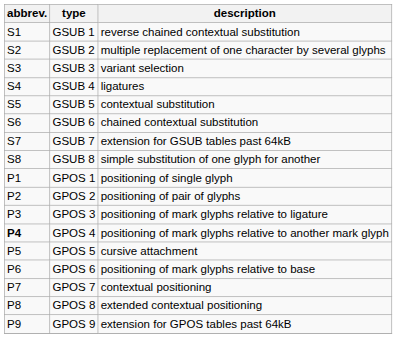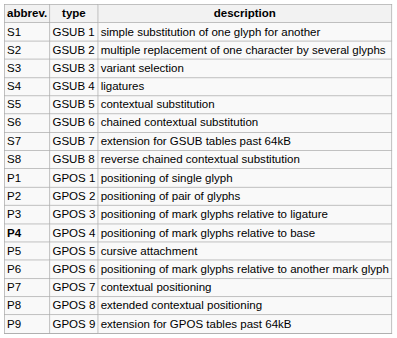(200, 31) reverse chained contextual substitution -> (210, 31) simple substitution of one glyph for another
(210, 159) simple substitution of one glyph for another -> (200, 159) reverse chained contextual substitution
(245, 232) positioning of mark glyphs relative to another mark glyph -> (208, 232) positioning of mark glyphs relative to base
(208, 269) positioning of mark glyphs relative to base -> (245, 269) positioning of mark glyphs relative to another mark glyph
